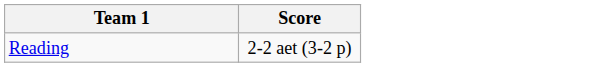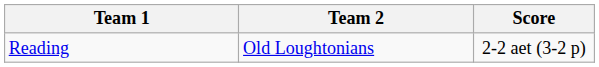+ column: (356, 18)
